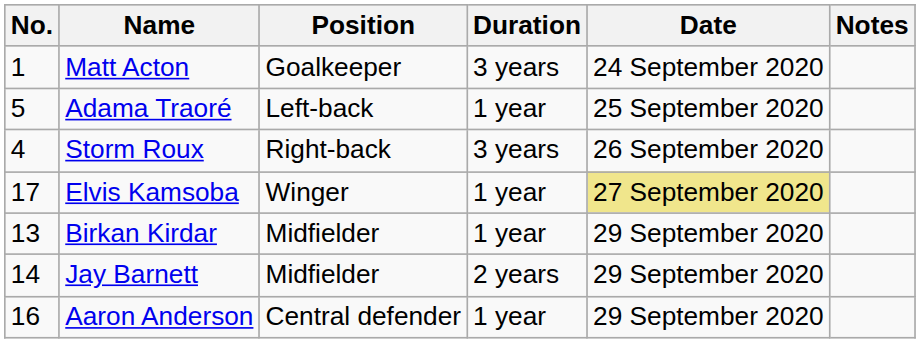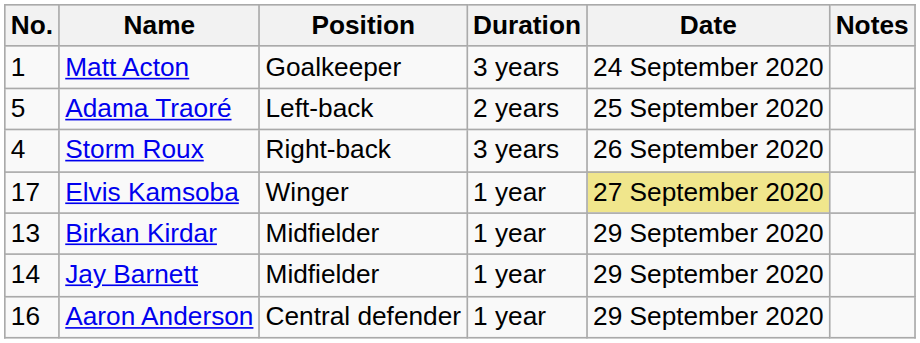(510, 108) 1 year -> (516, 108) 2 years
(516, 274) 2 years -> (510, 274) 1 year
